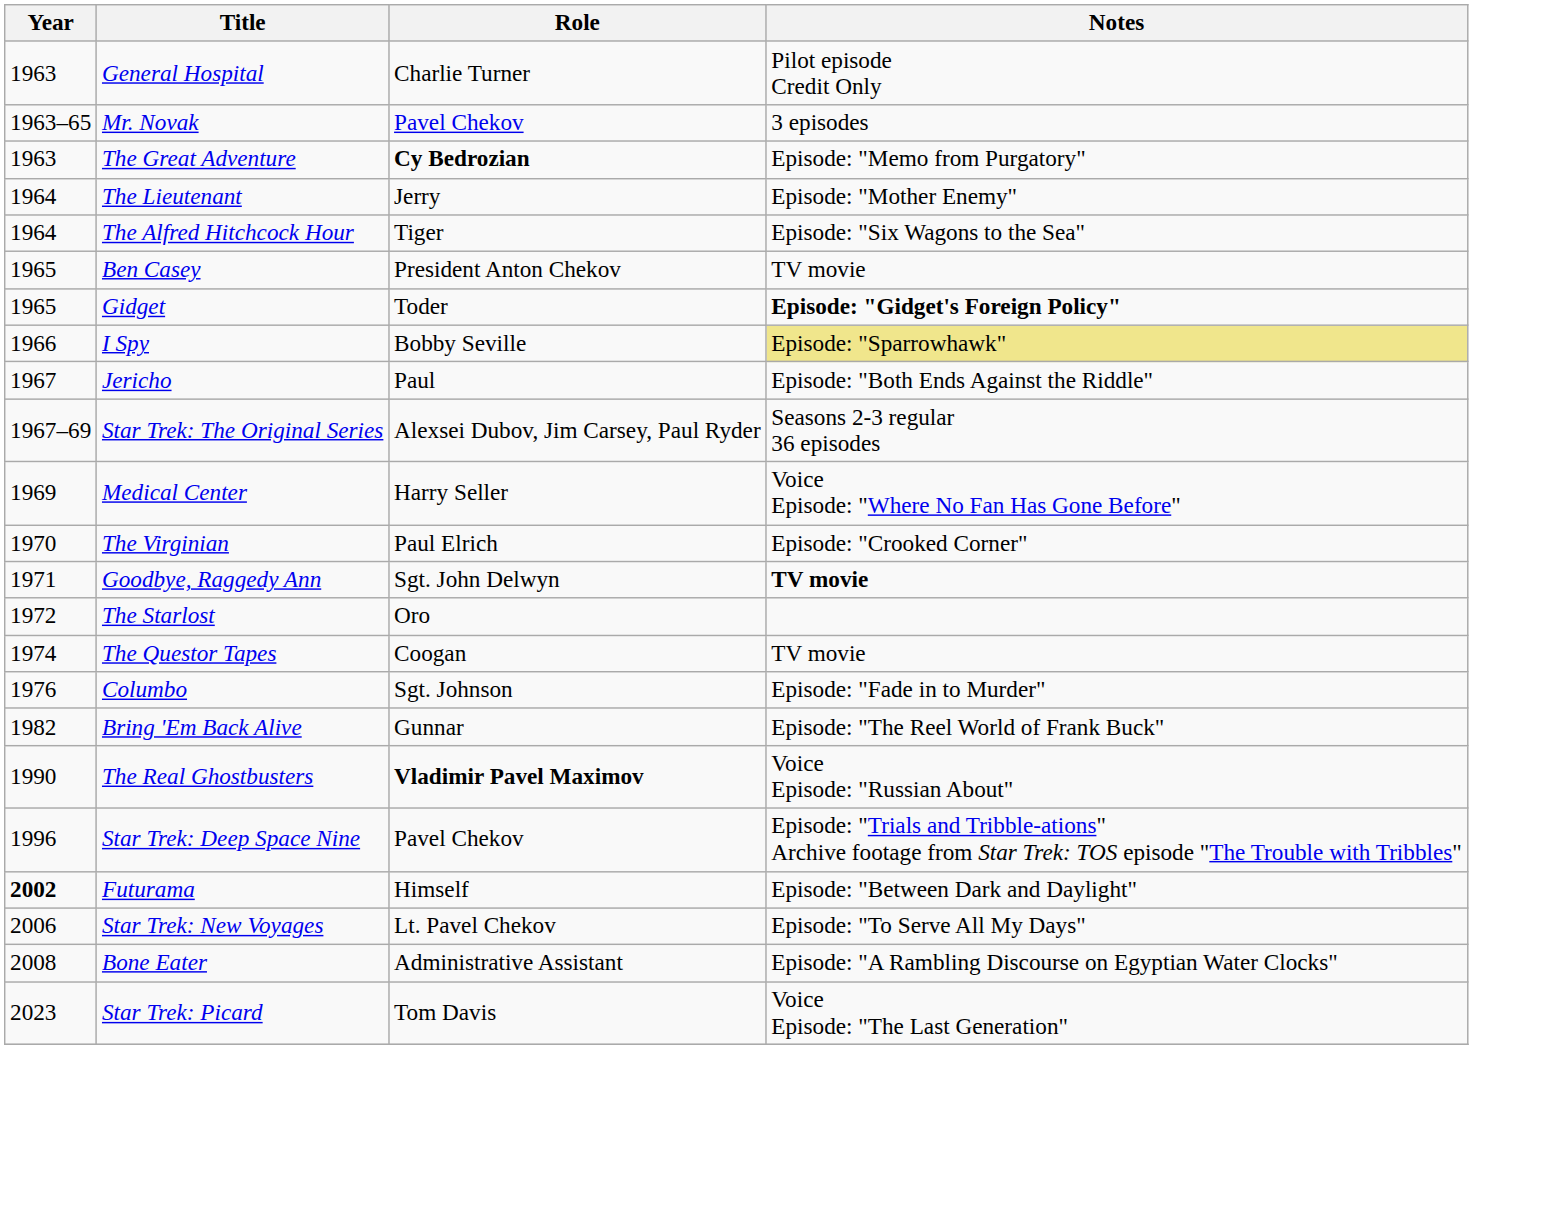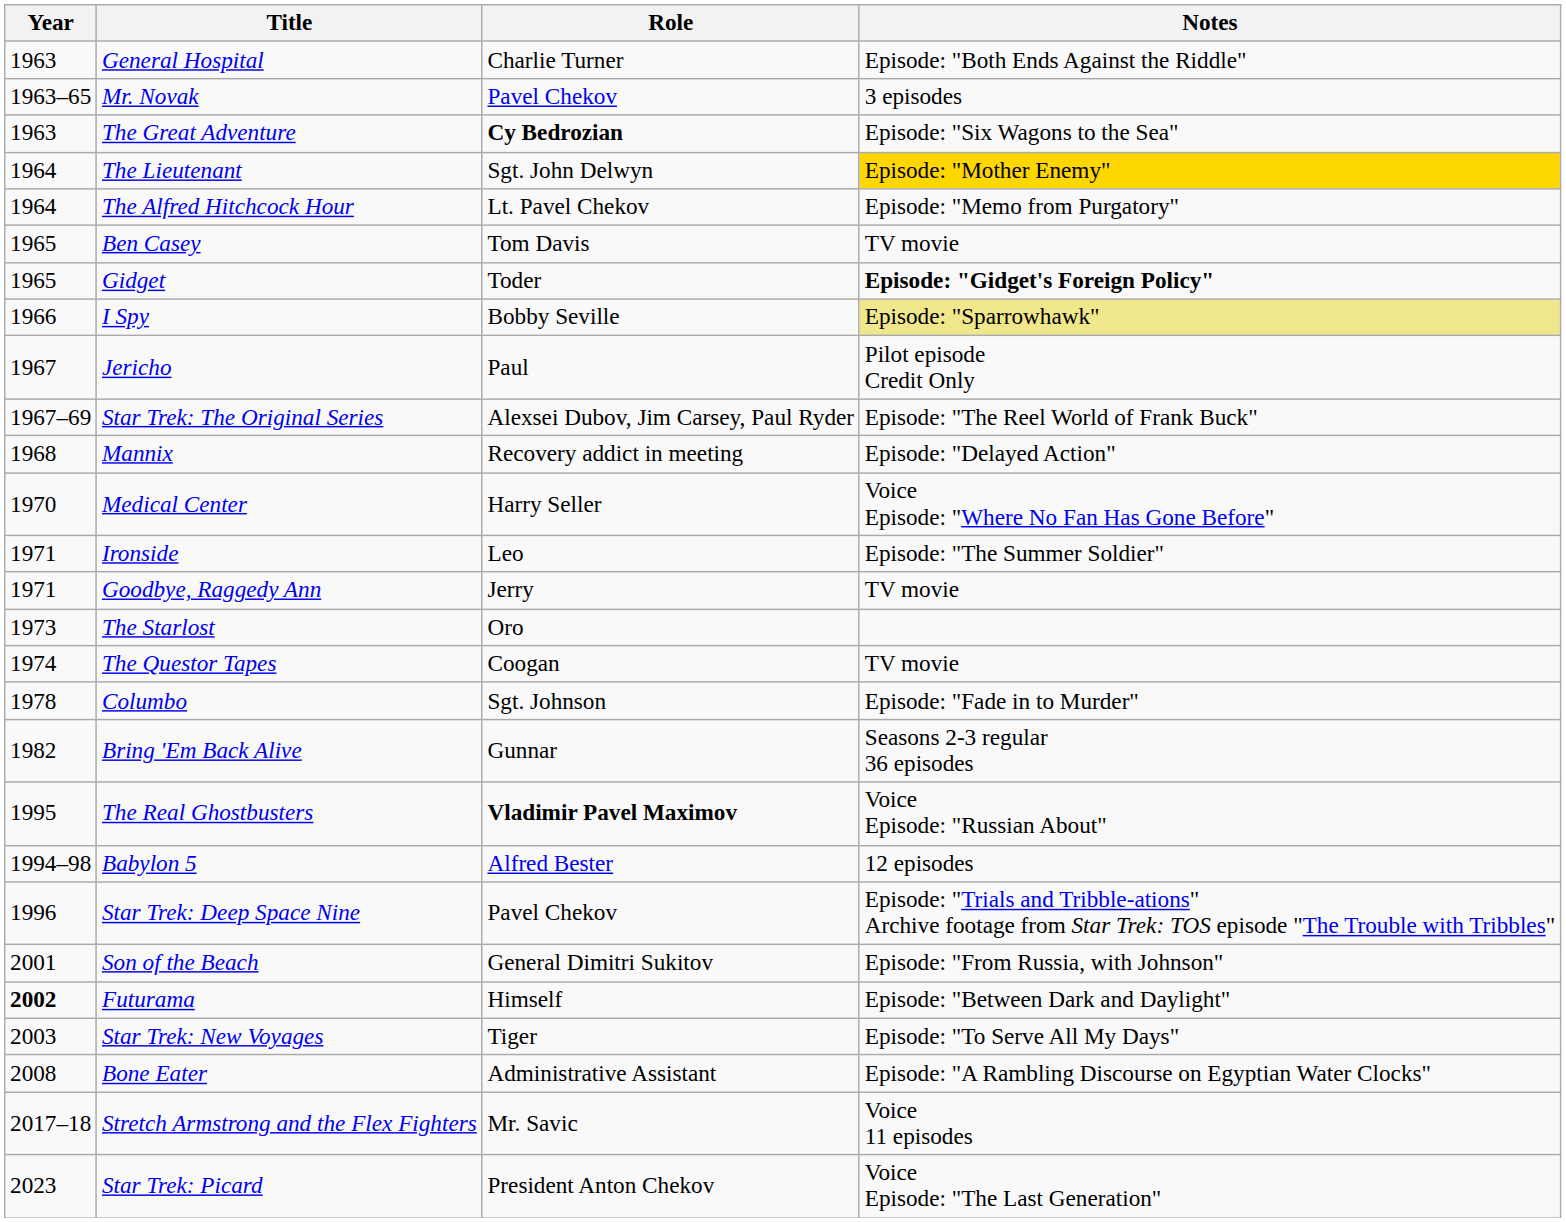(832, 72) Pilot episode Credit Only -> (1056, 59) Episode: "Both Ends Against the Riddle"
(928, 159) Episode: "Memo from Purgatory" -> (1022, 133) Episode: "Six Wagons to the Sea"
(417, 196) Jerry -> (570, 170) Sgt. John Delwyn
(894, 196) no background -> (988, 170) gold background
(419, 232) Tiger -> (568, 206) Lt. Pavel Chekov
(928, 232) Episode: "Six Wagons to the Sea" -> (1022, 206) Episode: "Memo from Purgatory"
(507, 269) President Anton Chekov -> (539, 243) Tom Davis
(962, 380) Episode: "Both Ends Against the Riddle" -> (925, 367) Pilot episode Credit Only
(863, 429) Seasons 2-3 regular 36 episodes -> (1061, 416) Episode: "The Reel World of Frank Buck"
+ row: (137, 453)
(33, 492) 1969 -> (33, 503) 1970
- row: (165, 542)
+ row: (140, 553)
(477, 579) Sgt. John Delwyn -> (511, 590) Jerry
(820, 579) bold -> (912, 590) normal
(33, 616) 1972 -> (33, 627) 1973
(33, 689) 1976 -> (33, 700) 1978
(968, 726) Episode: "The Reel World of Frank Buck" -> (956, 750) Seasons 2-3 regular 36 episodes
(33, 776) 1990 -> (33, 813) 1995
+ row: (149, 863)
+ row: (180, 962)
(33, 926) 2006 -> (33, 1036) 2003
(475, 926) Lt. Pavel Chekov -> (512, 1036) Tiger
+ row: (289, 1123)
(445, 1012) Tom Davis -> (601, 1185) President Anton Chekov
